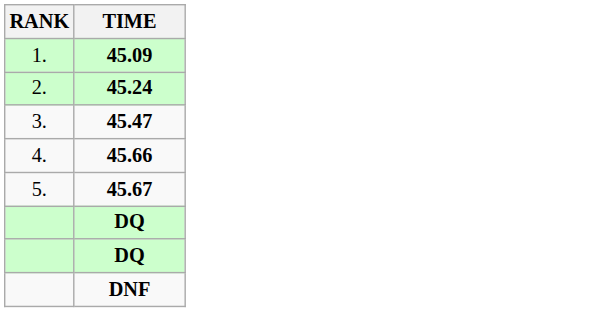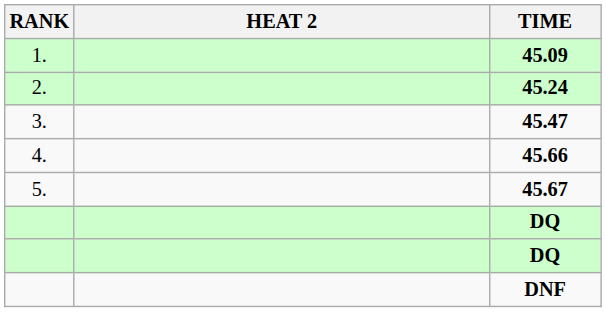+ column: (282, 21)
